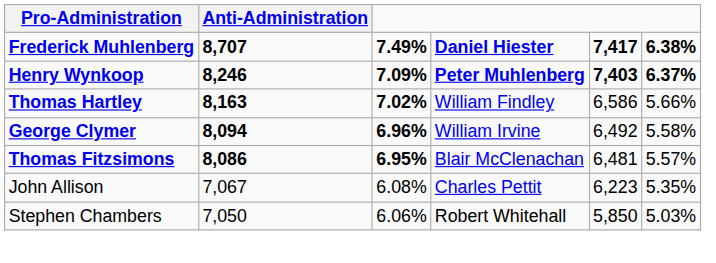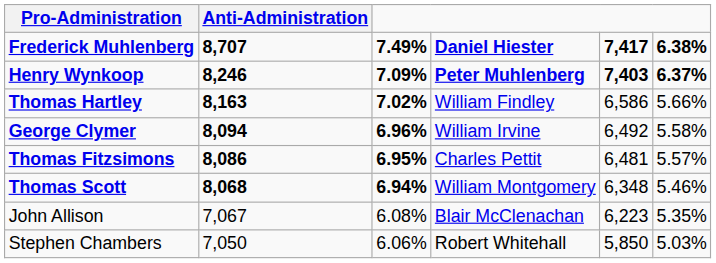(509, 159) Blair McClenachan -> (488, 159) Charles Pettit
+ row: (67, 187)
(488, 187) Charles Pettit -> (509, 215) Blair McClenachan
